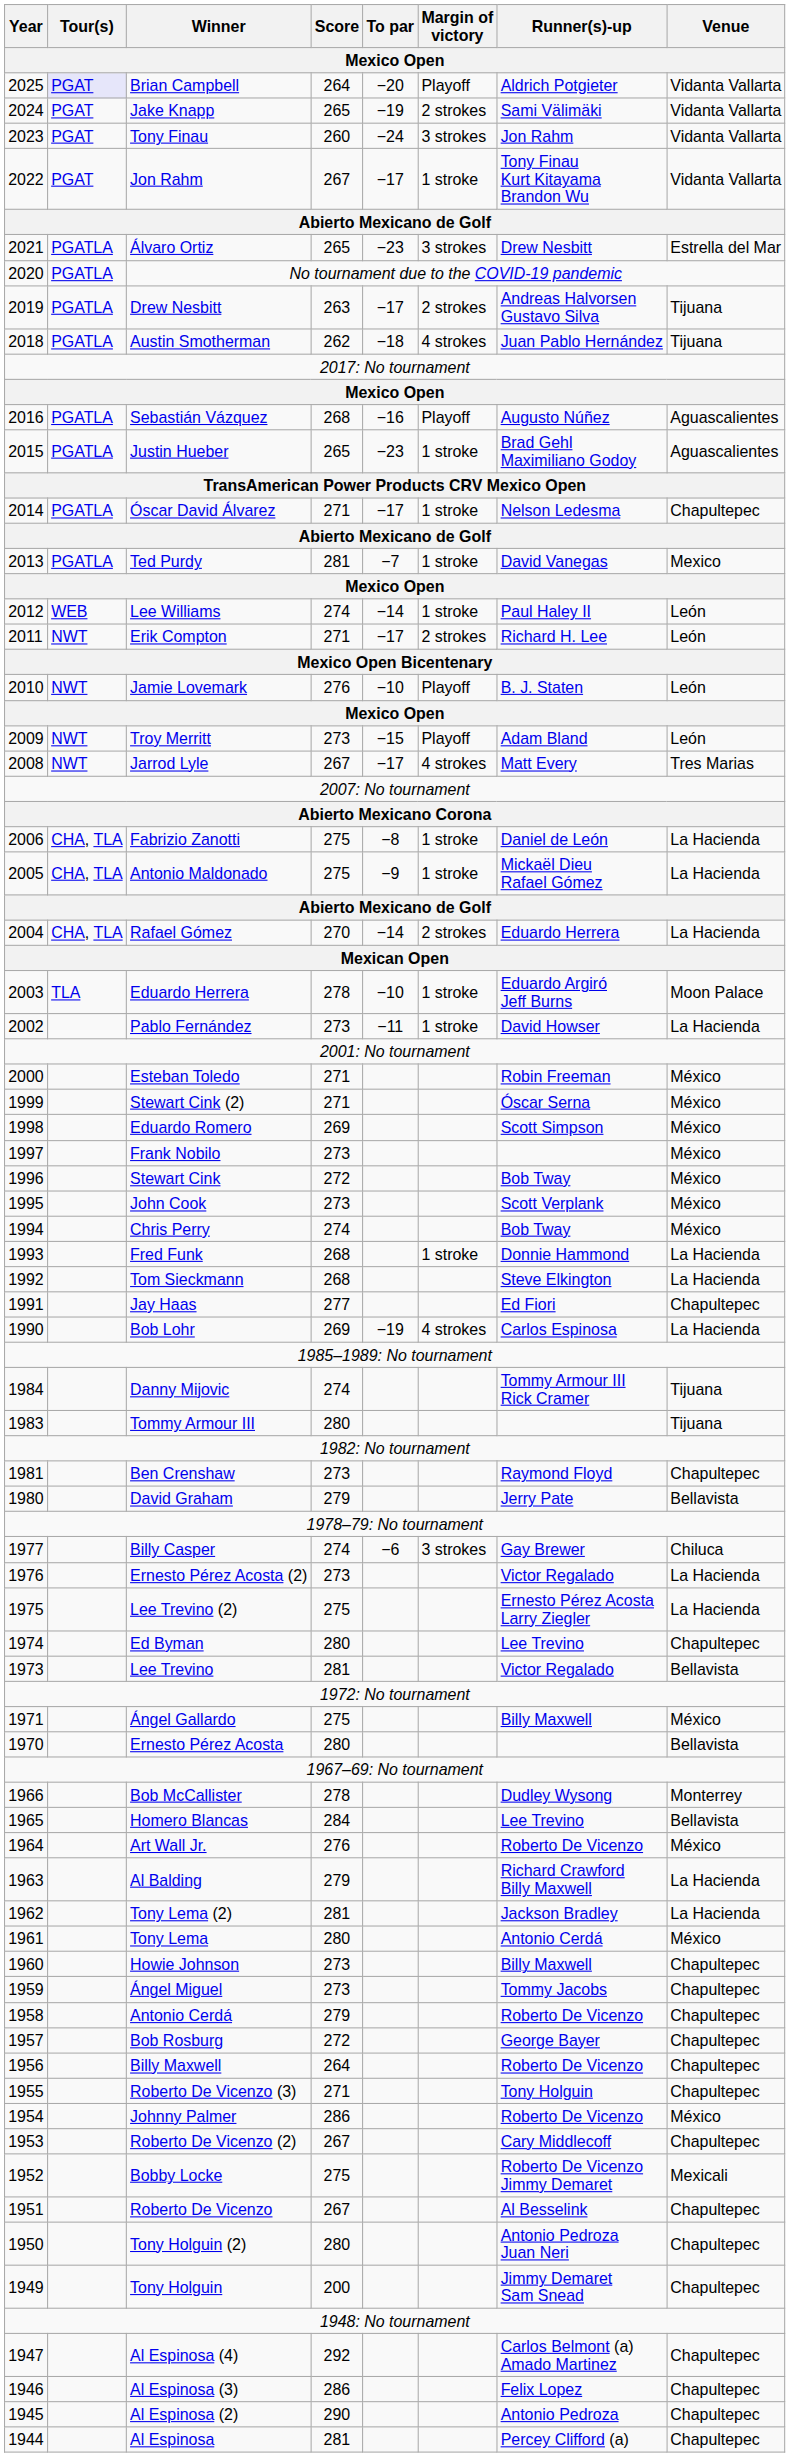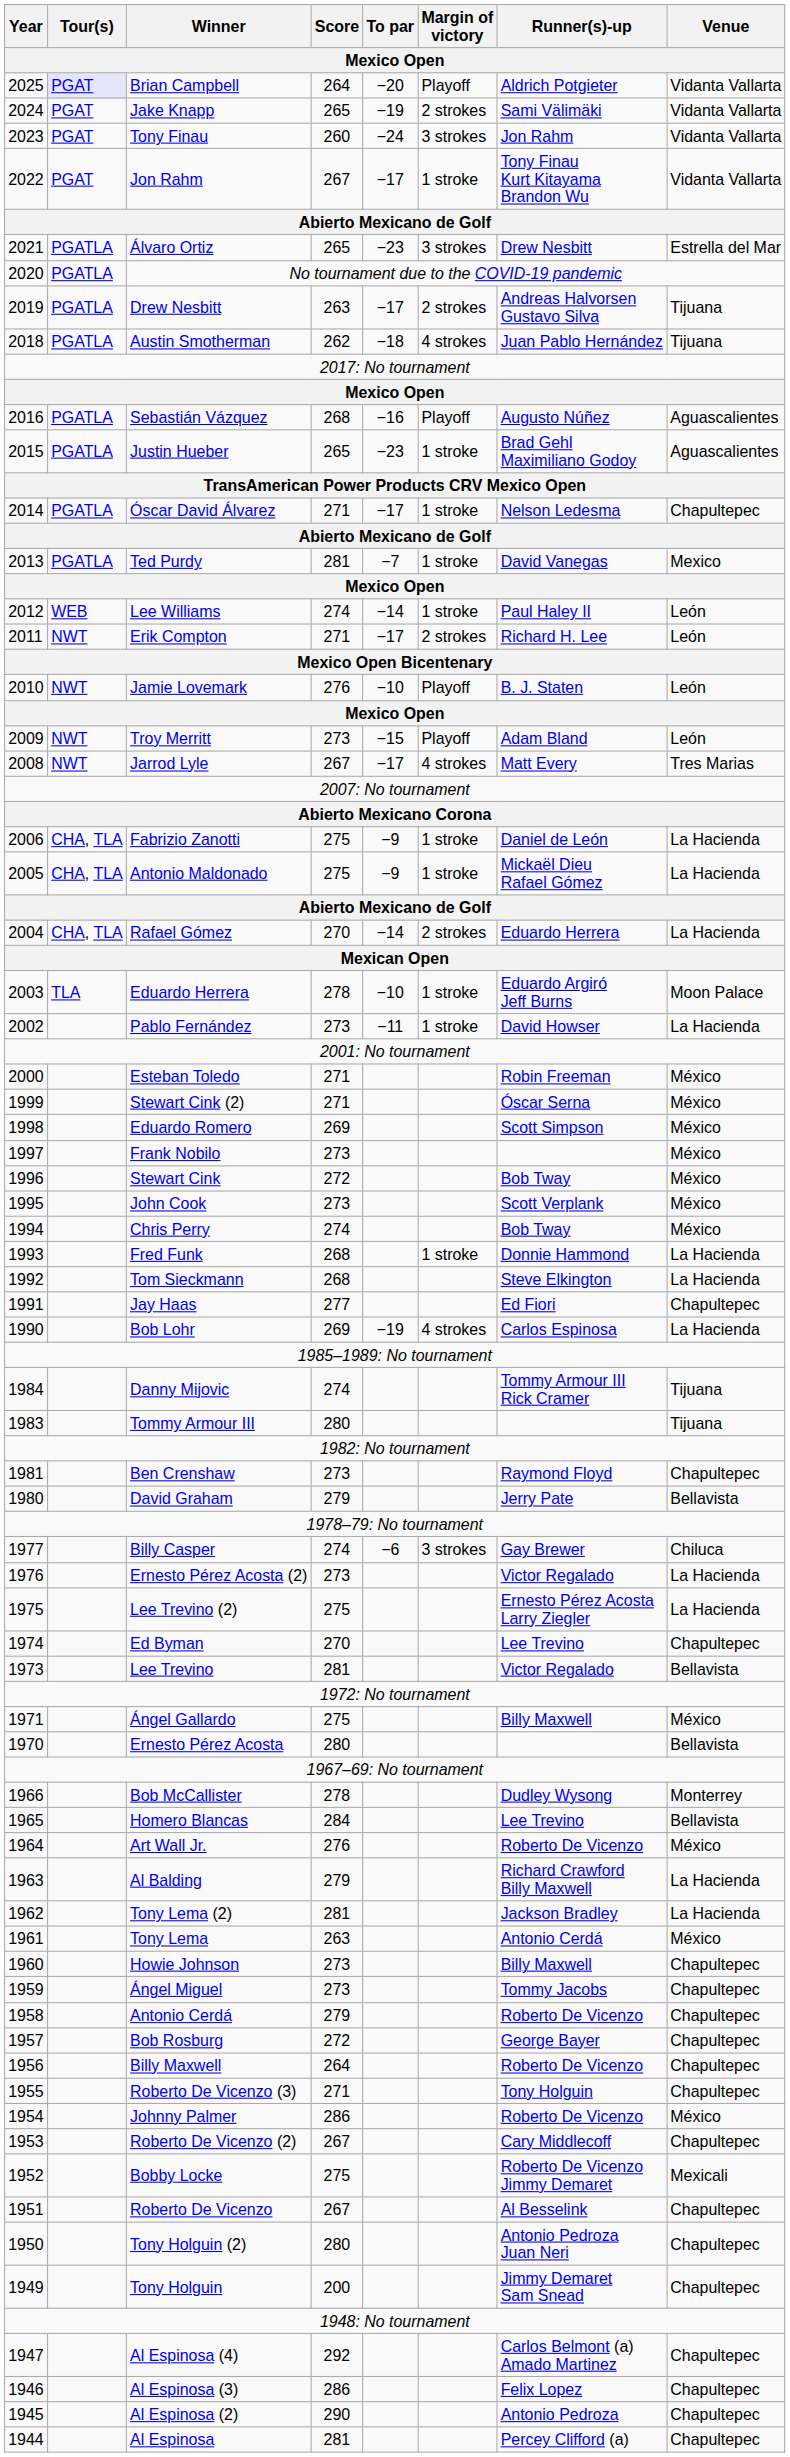(390, 839) −8 -> (390, 839) −9
(337, 1643) 280 -> (337, 1643) 270
(337, 1939) 280 -> (337, 1939) 263
